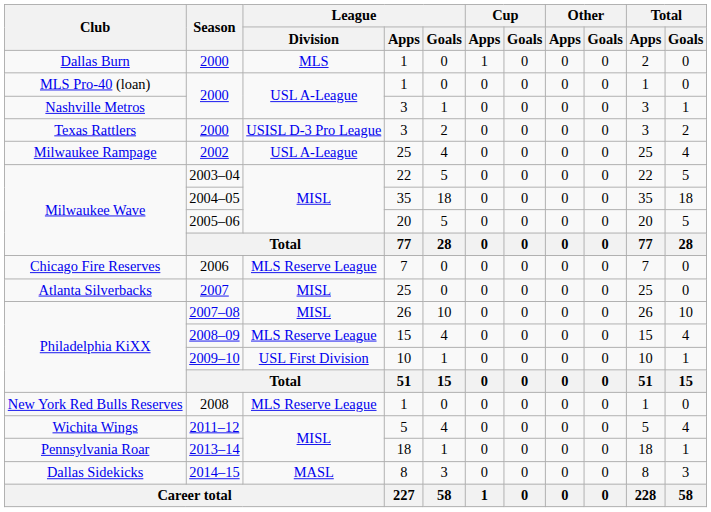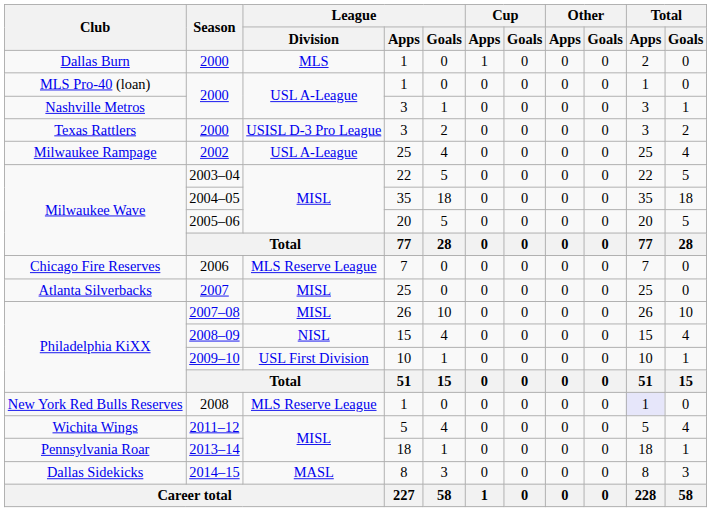(314, 335) MLS Reserve League -> (314, 335) NISL
(645, 404) no background -> (645, 404) lavender background
